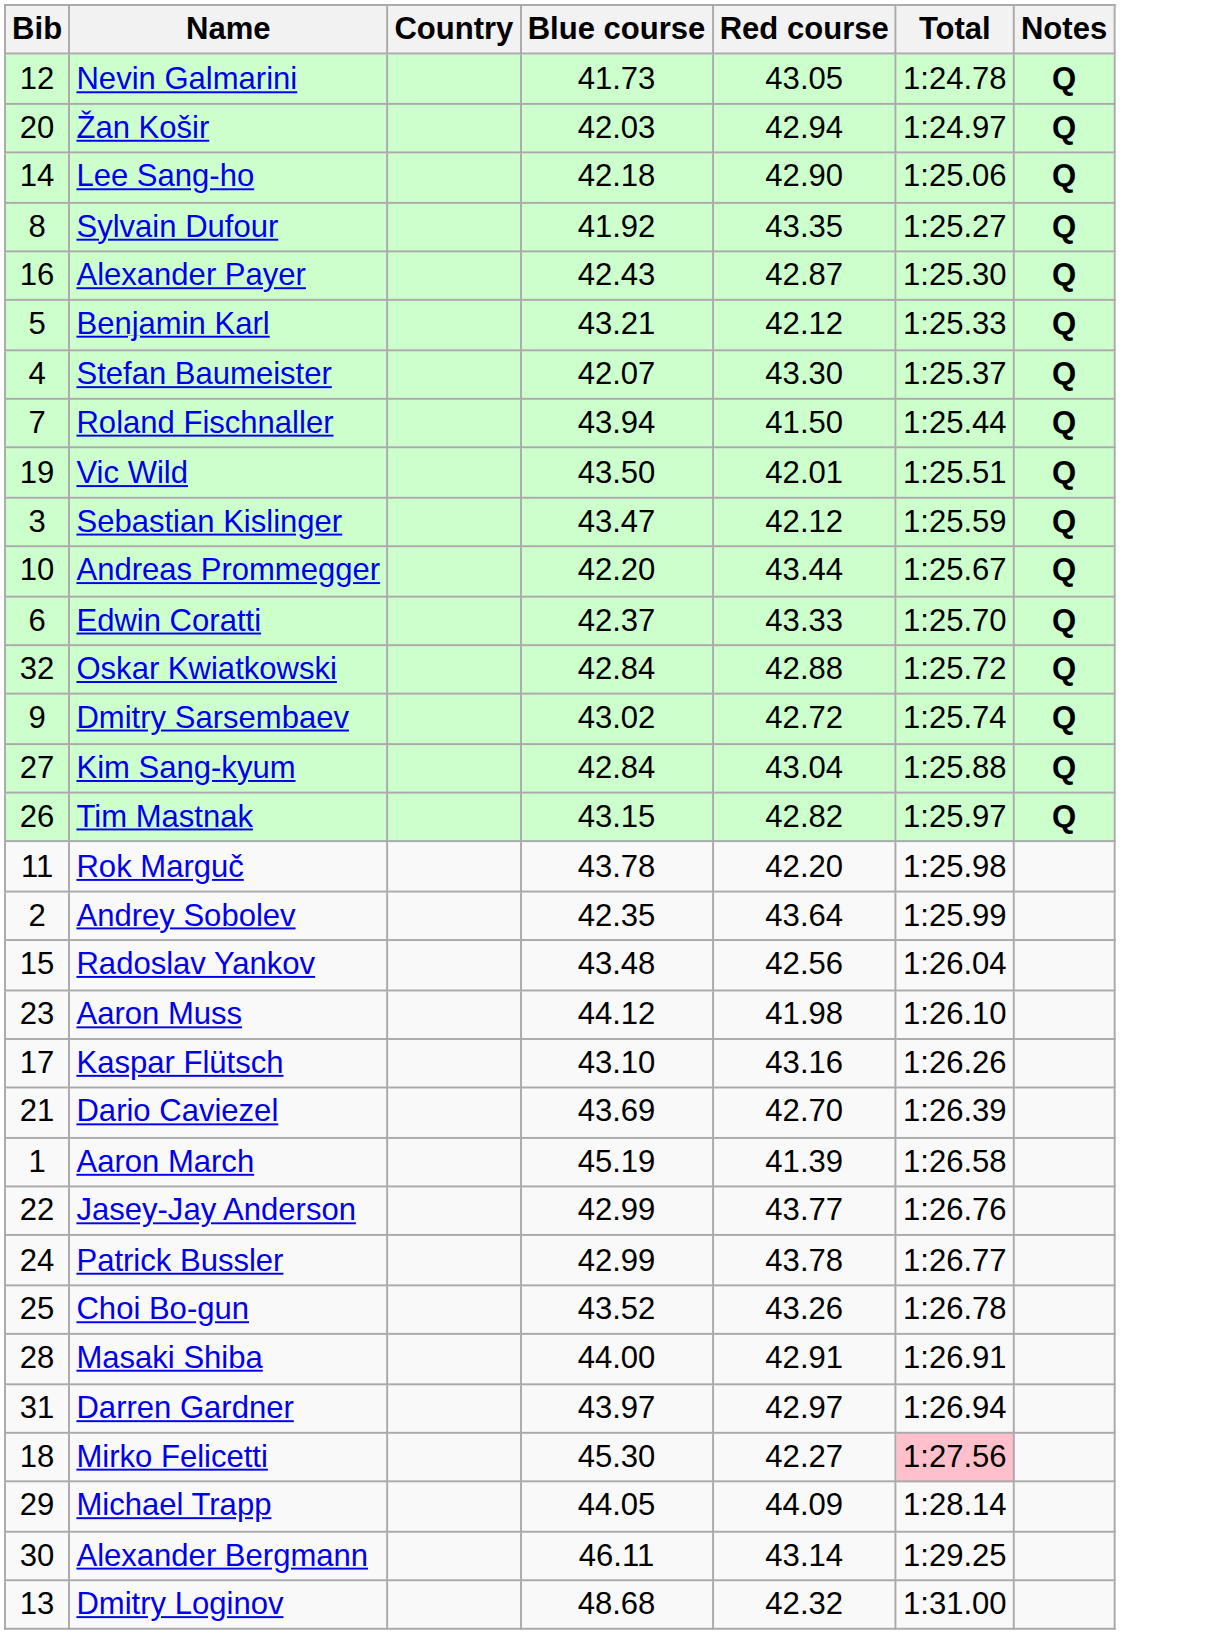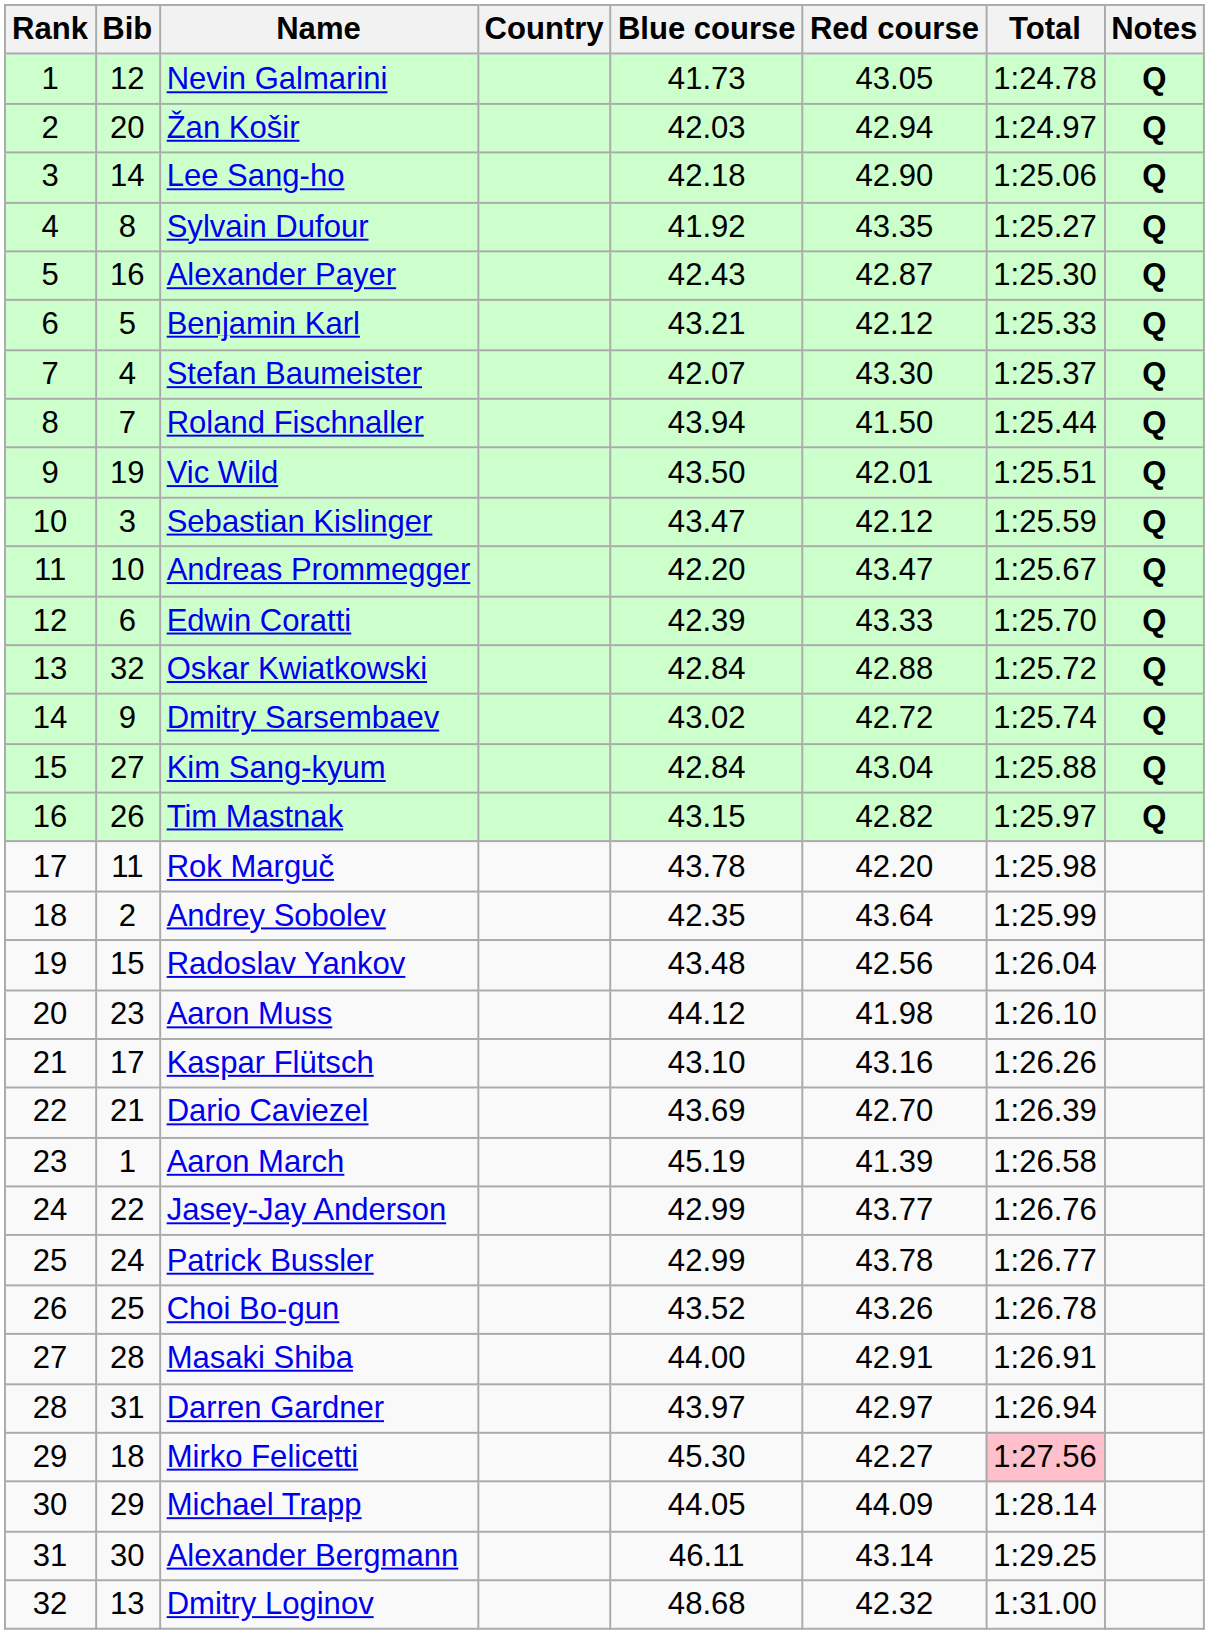+ column: (50, 29)
(804, 570) 43.44 -> (894, 570) 43.47
(617, 619) 42.37 -> (707, 619) 42.39
